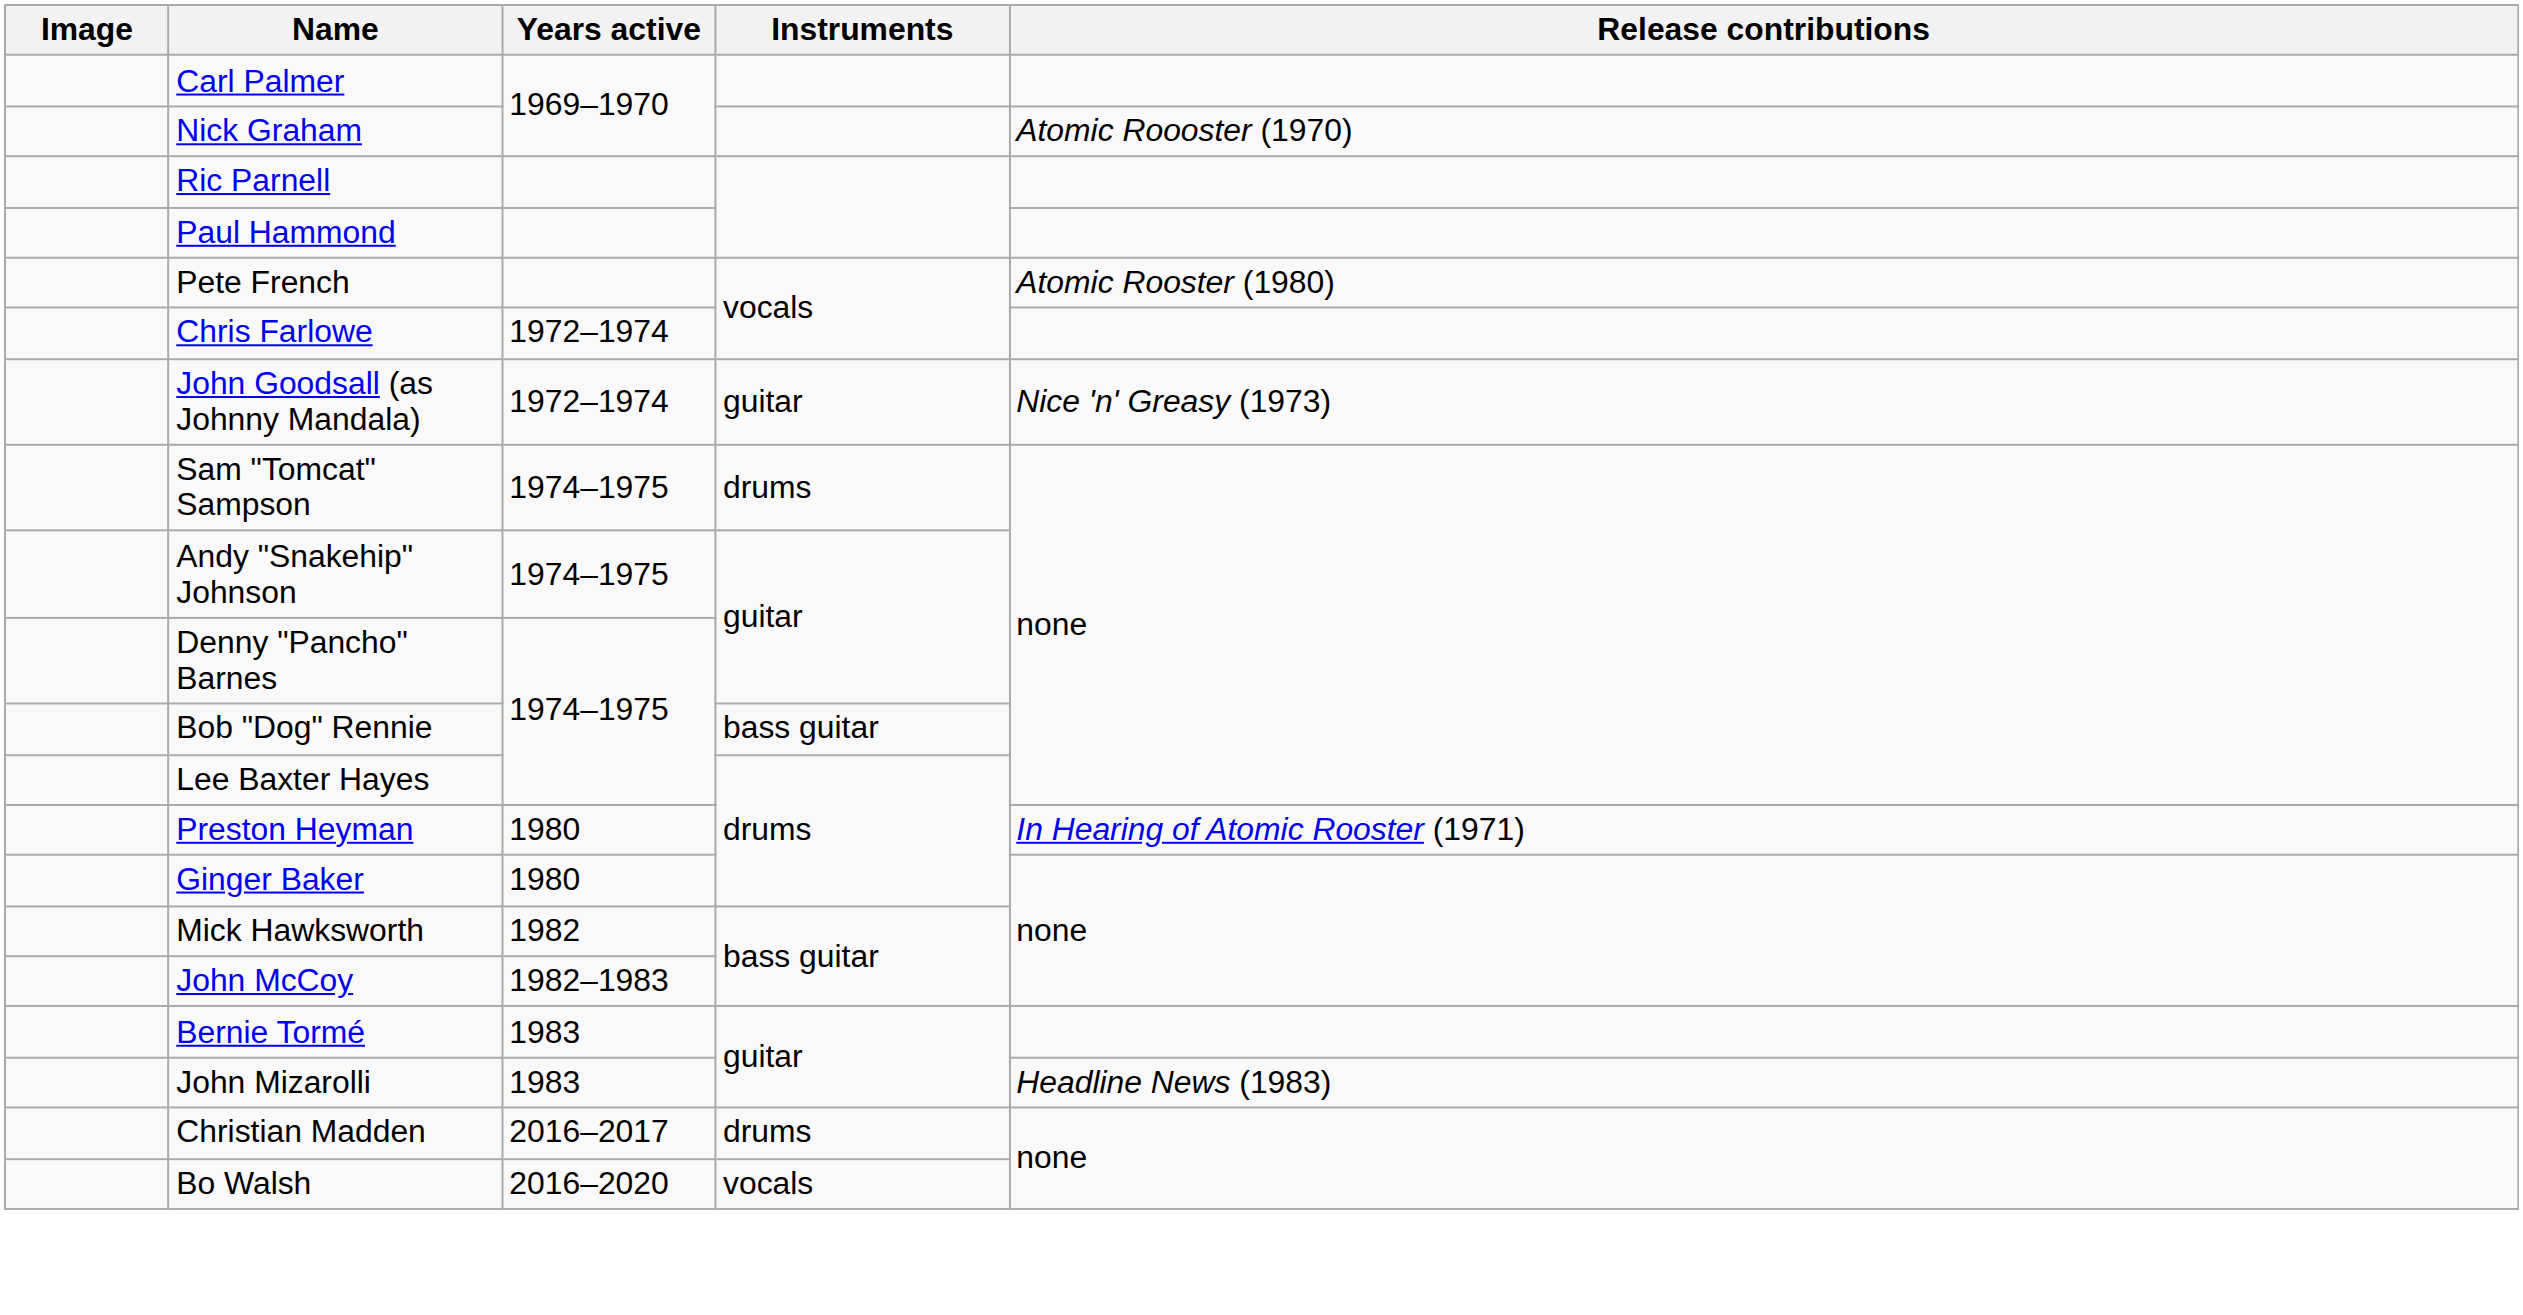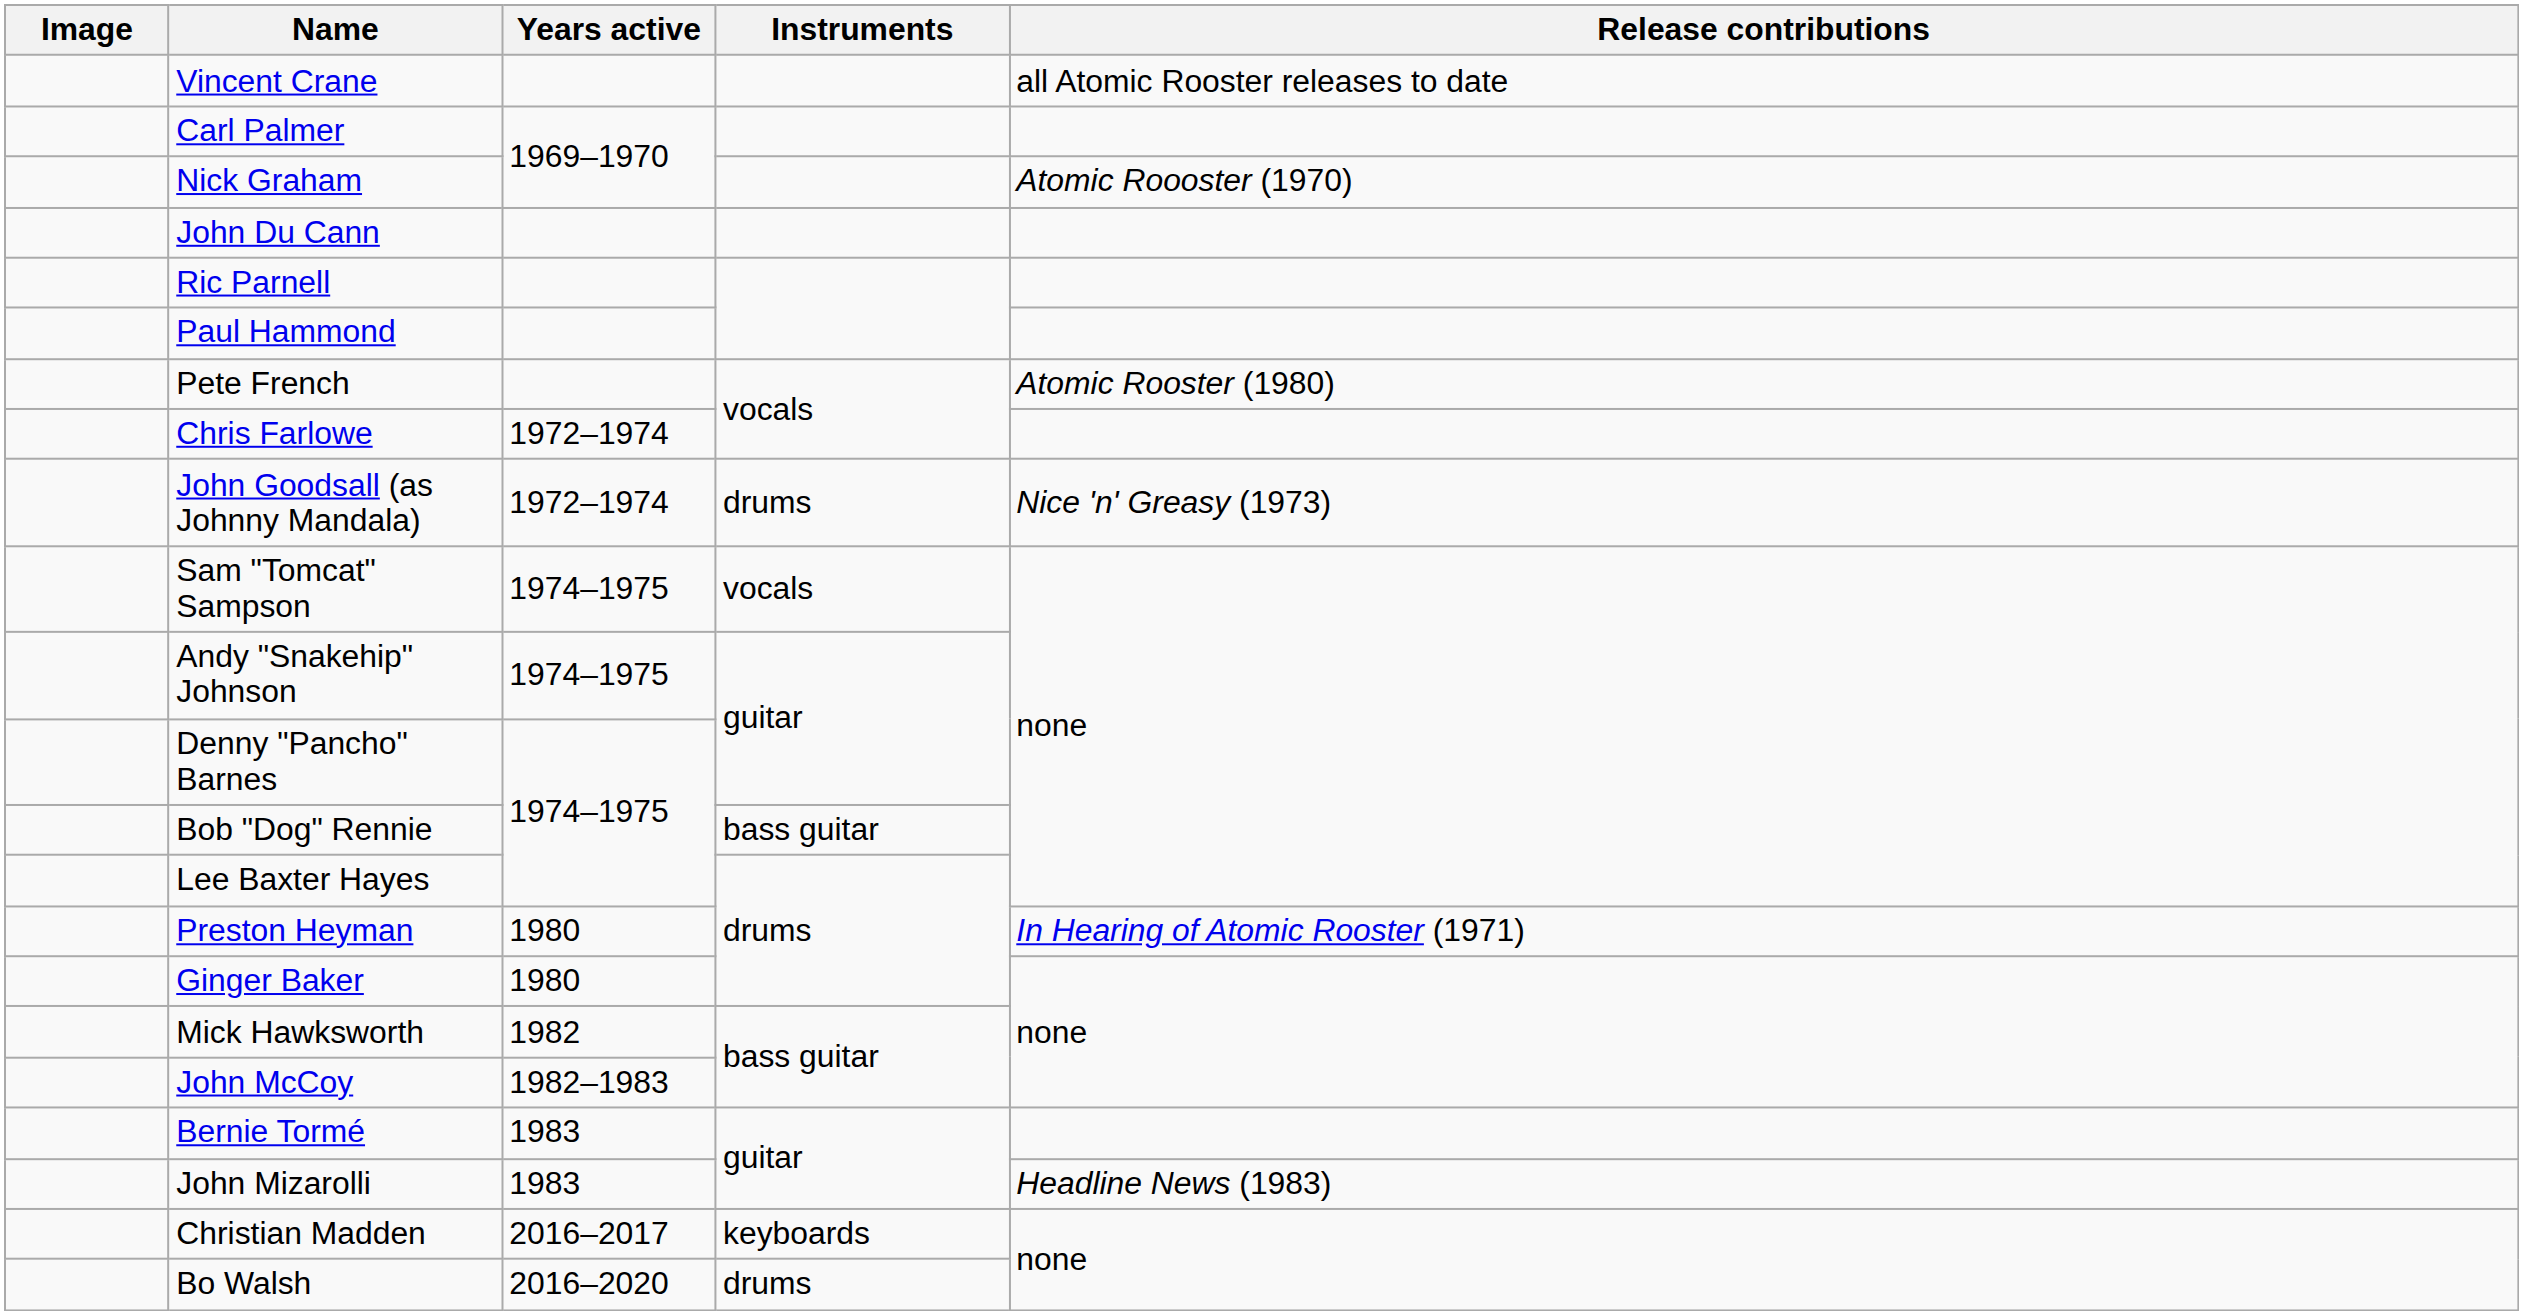+ row: (277, 80)
+ row: (278, 231)
(763, 401) guitar -> (767, 502) drums
(767, 487) drums -> (768, 588) vocals
(767, 1132) drums -> (796, 1233) keyboards
(768, 1182) vocals -> (767, 1283) drums
